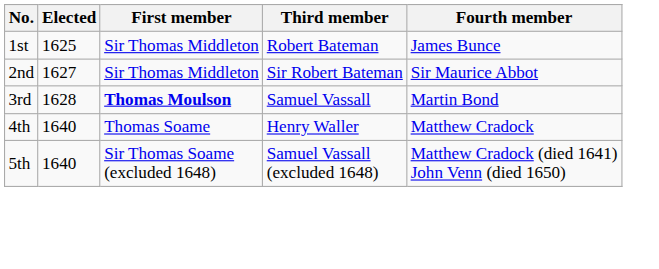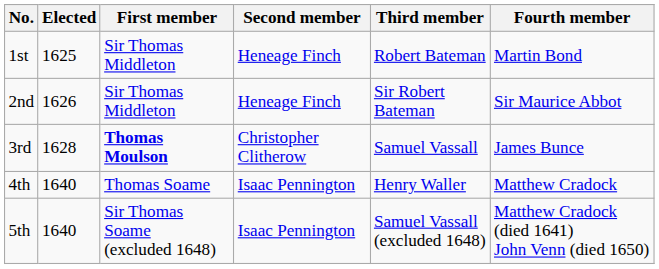+ column: (302, 18)
(456, 45) James Bunce -> (538, 54) Martin Bond
(59, 72) 1627 -> (59, 101) 1626
(455, 99) Martin Bond -> (539, 147) James Bunce
